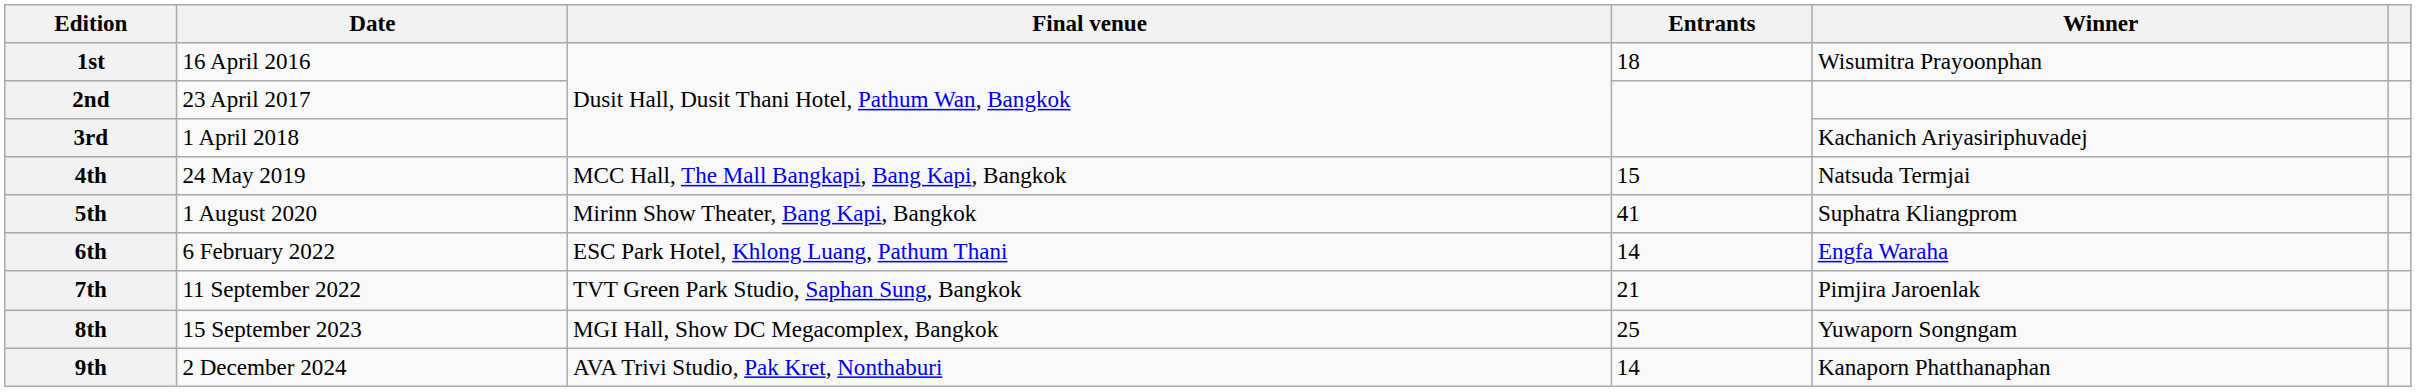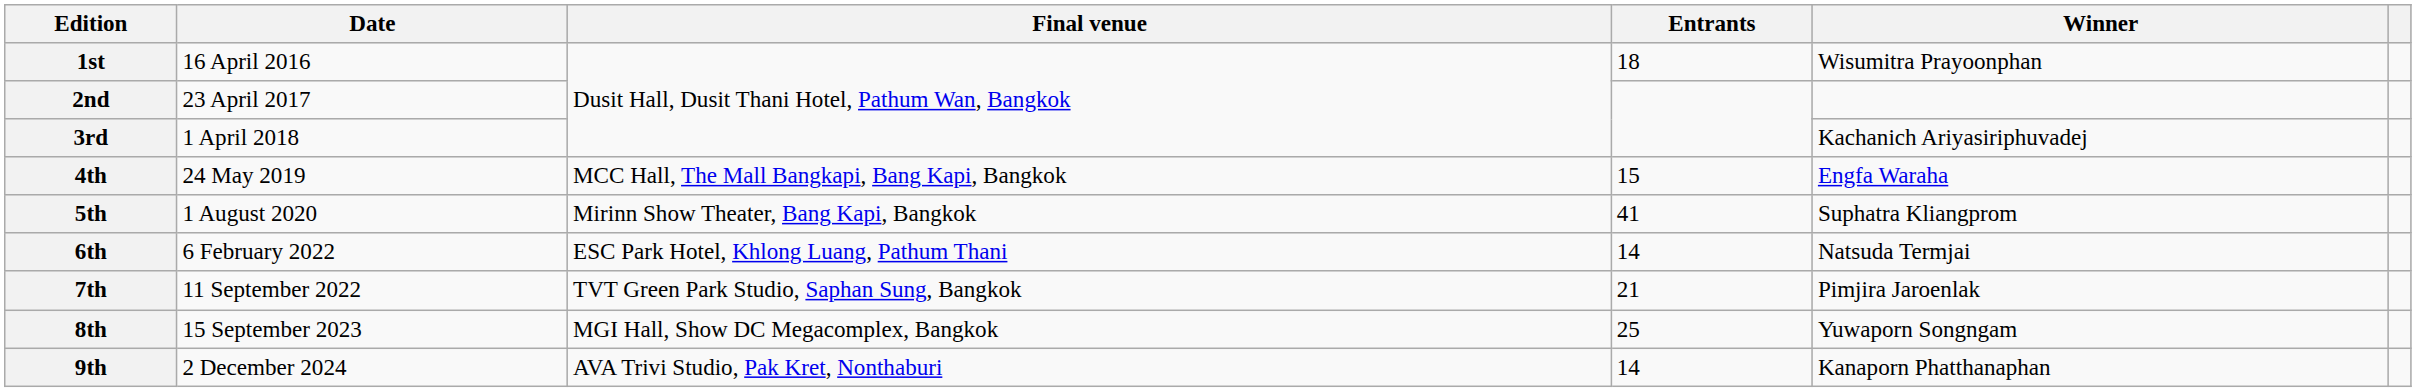(1894, 176) Natsuda Termjai -> (1883, 176) Engfa Waraha
(1883, 252) Engfa Waraha -> (1894, 252) Natsuda Termjai
